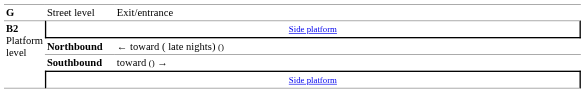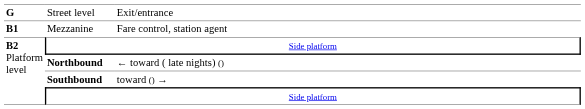+ row: (70, 29)
